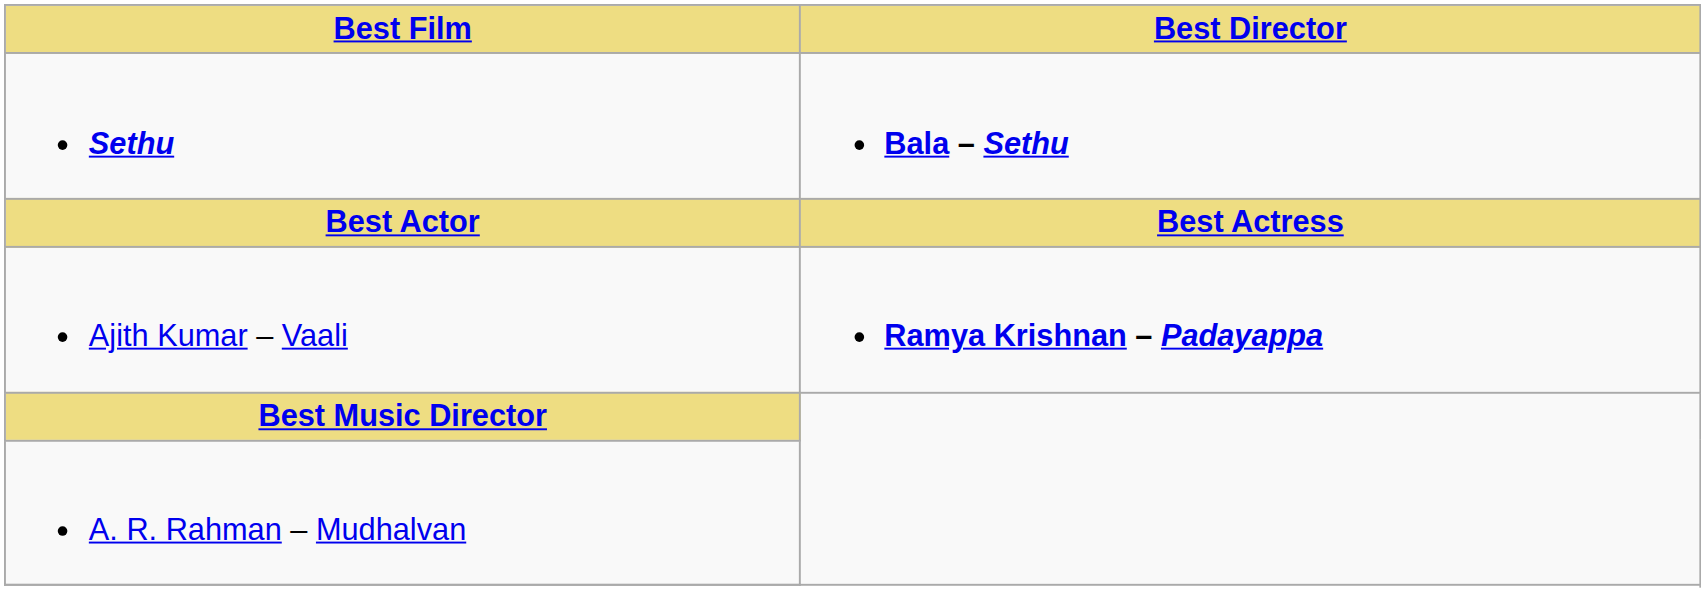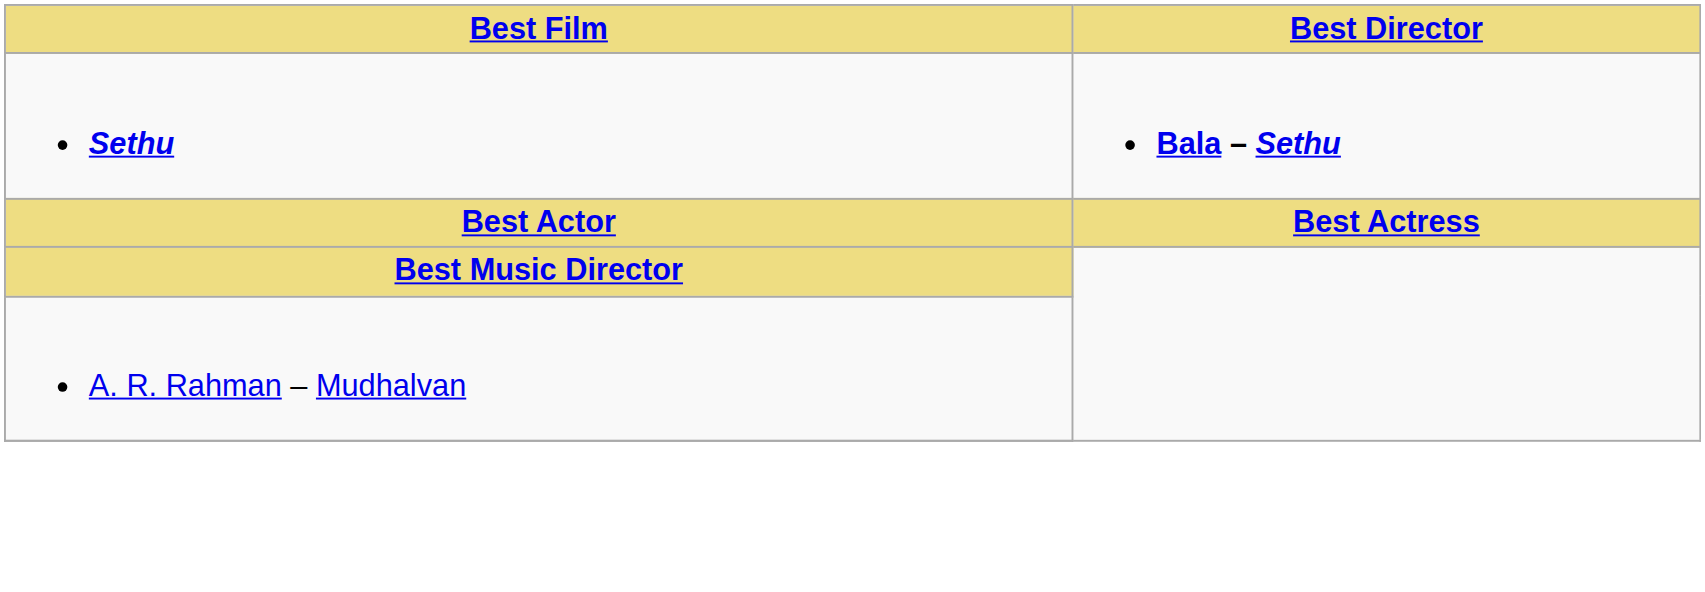- row: (403, 337)
